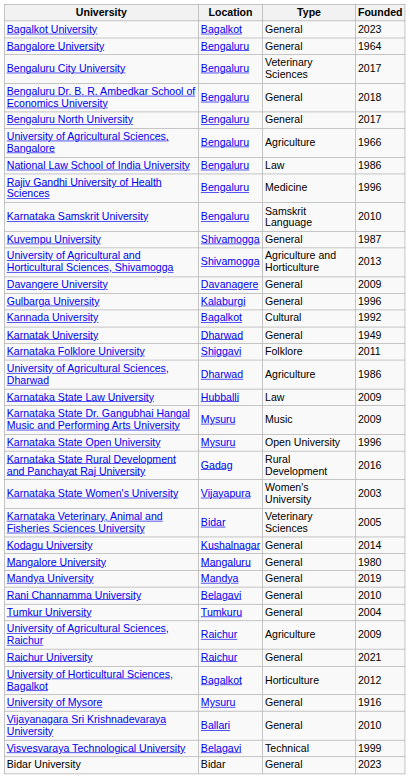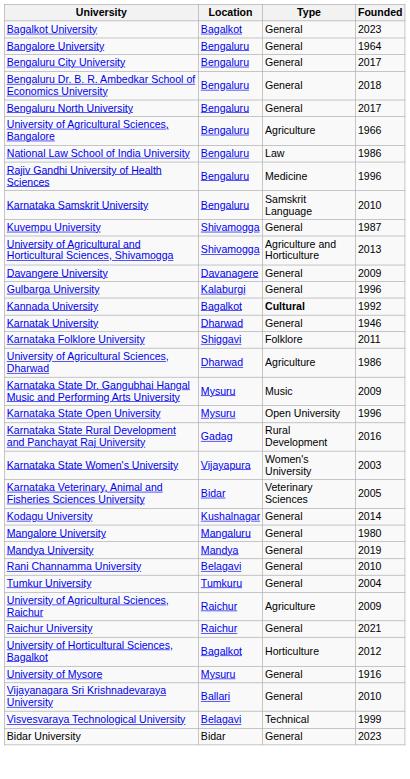(289, 69) Veterinary Sciences -> (284, 63) General
(283, 318) normal -> (285, 306) bold
(370, 335) 1949 -> (370, 323) 1946
- row: (80, 397)
